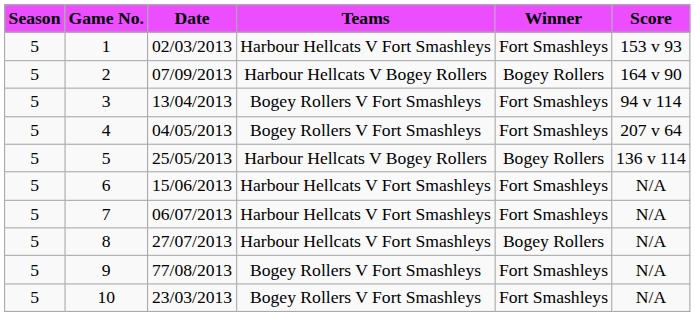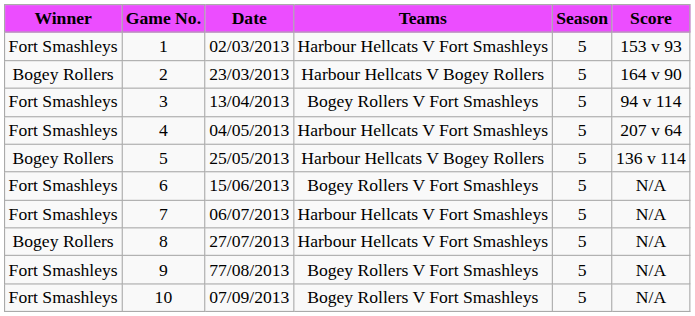columns swapped: (35, 18) <-> (553, 18)
(192, 74) 07/09/2013 -> (249, 74) 23/03/2013
(366, 130) Bogey Rollers V Fort Smashleys -> (423, 130) Harbour Hellcats V Fort Smashleys
(366, 185) Harbour Hellcats V Fort Smashleys -> (423, 185) Bogey Rollers V Fort Smashleys
(192, 297) 23/03/2013 -> (249, 297) 07/09/2013
